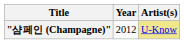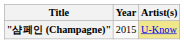(126, 29) 2012 -> (126, 29) 2015
